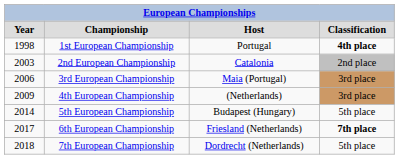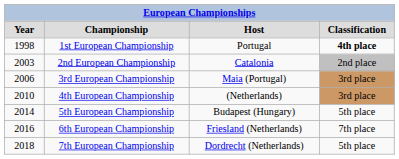(24, 96) 2009 -> (24, 96) 2010
(24, 129) 2017 -> (24, 129) 2016
(357, 129) bold -> (357, 129) normal
